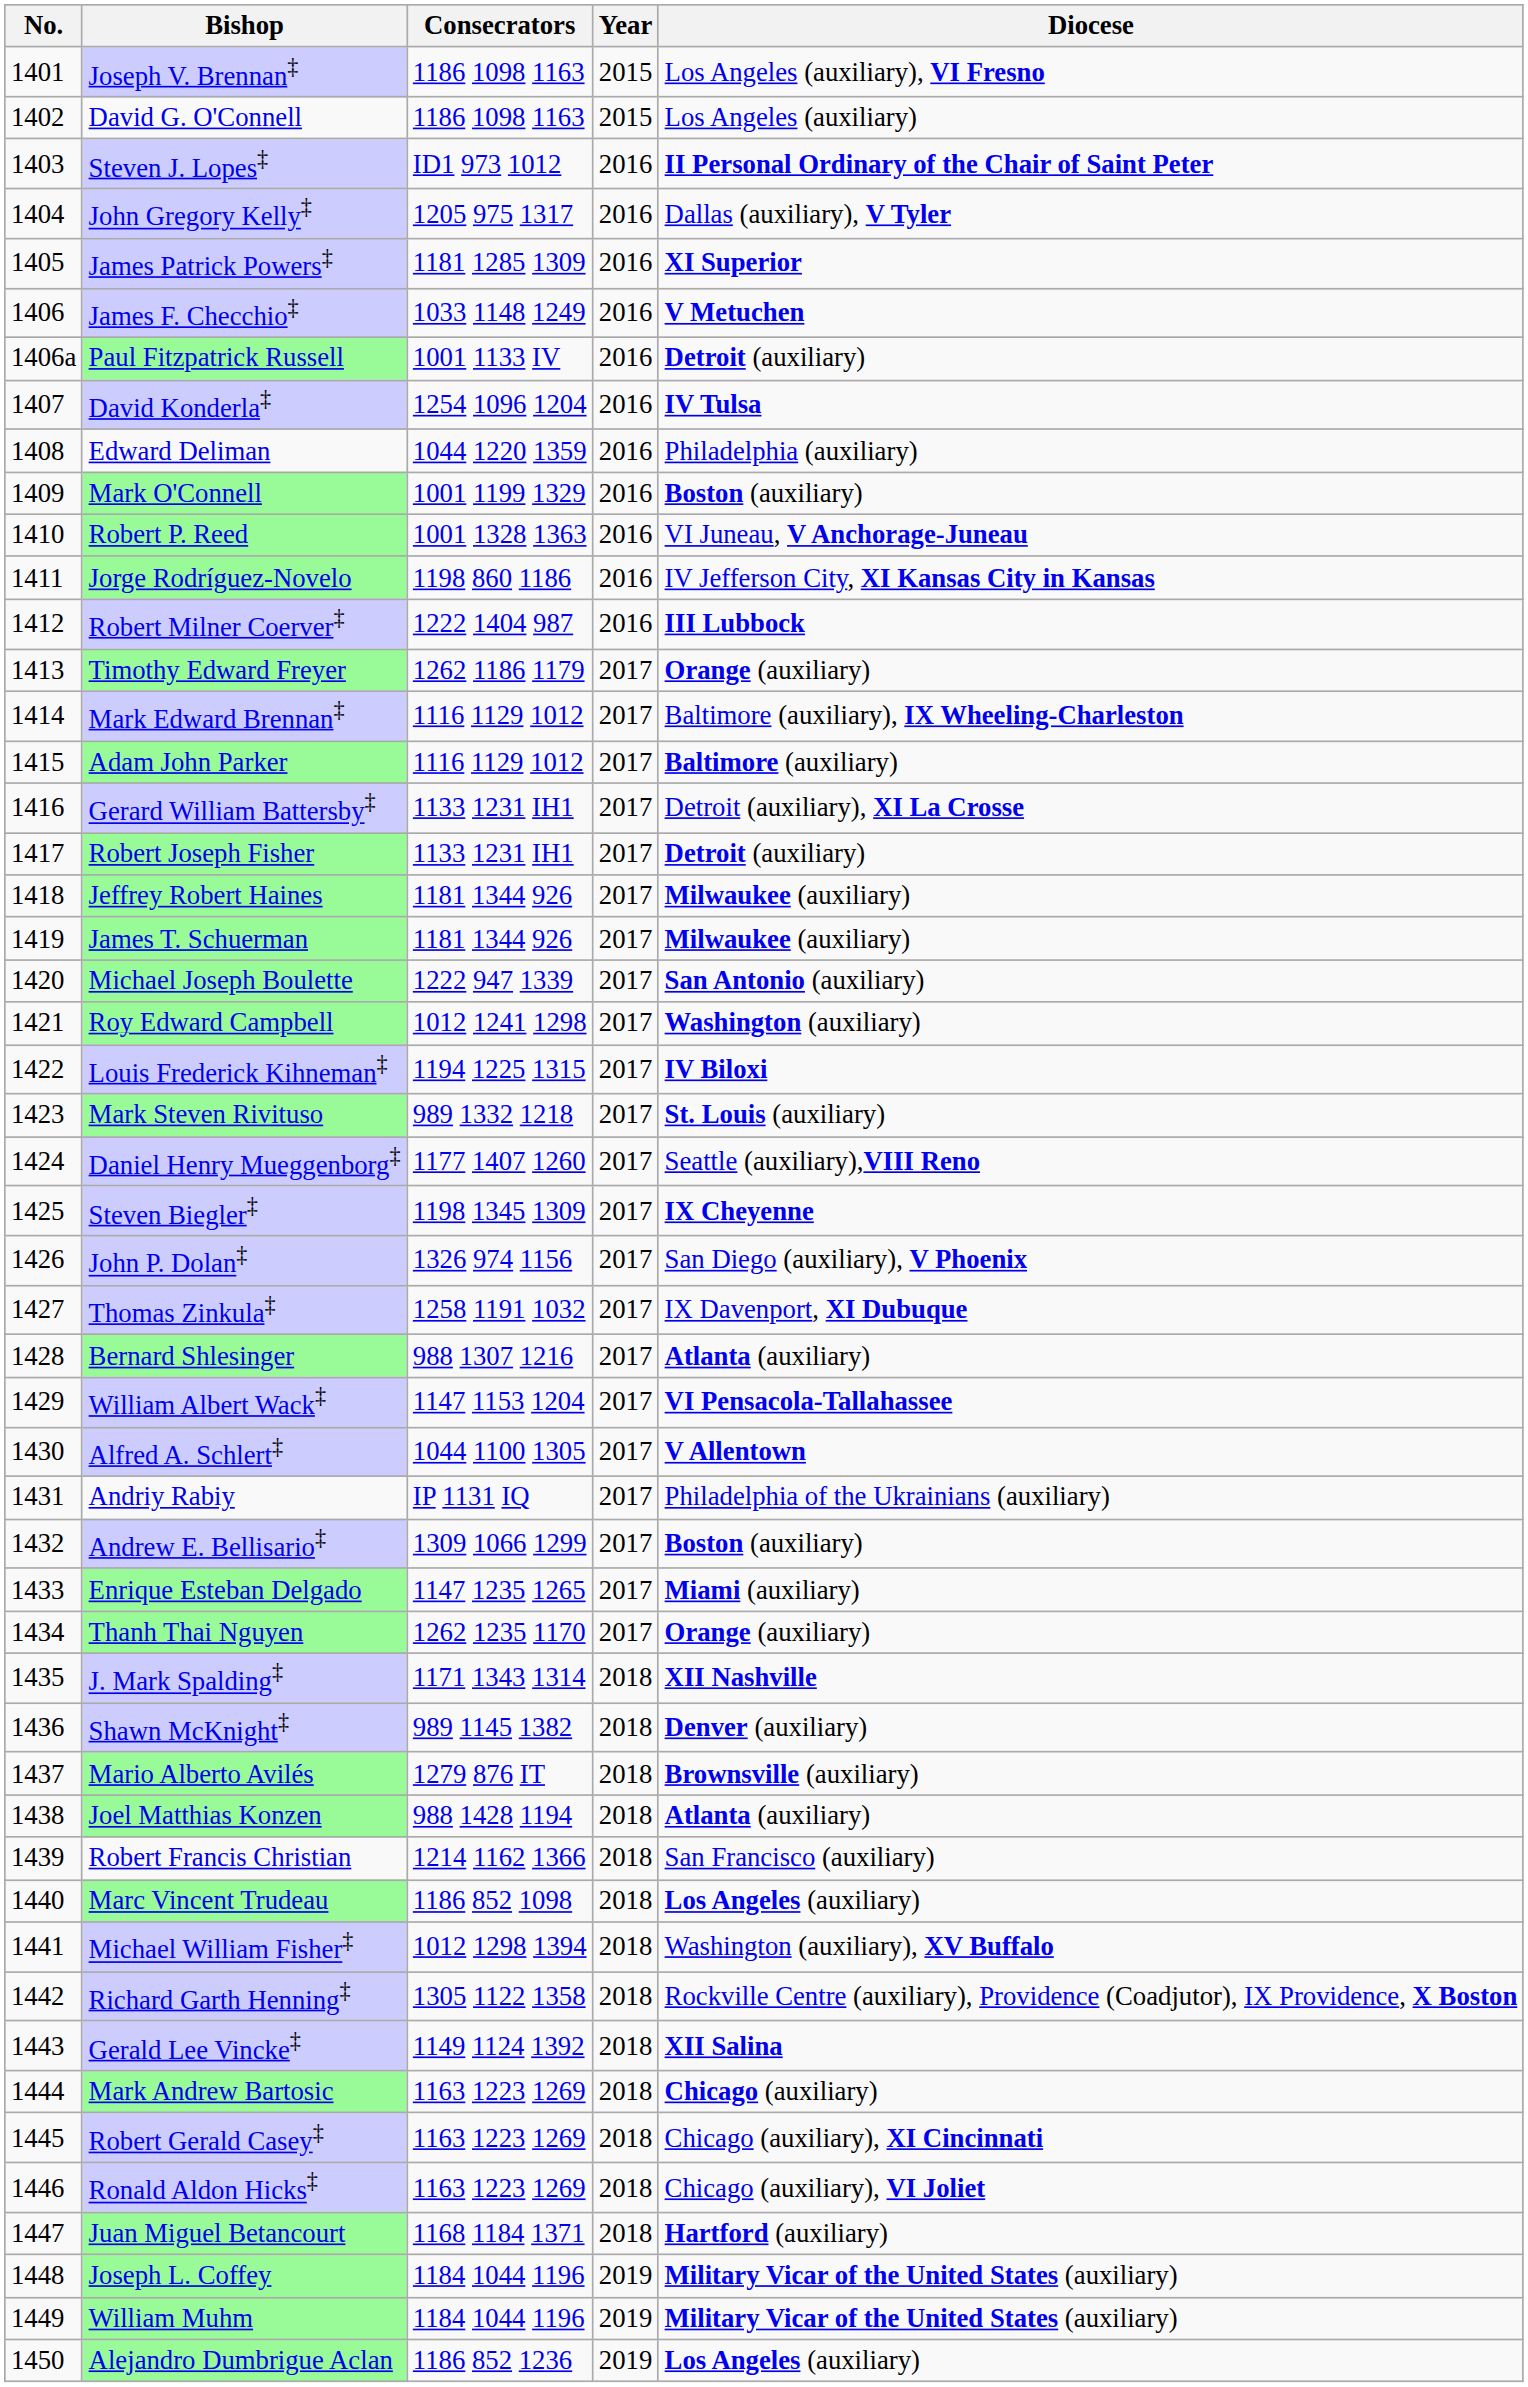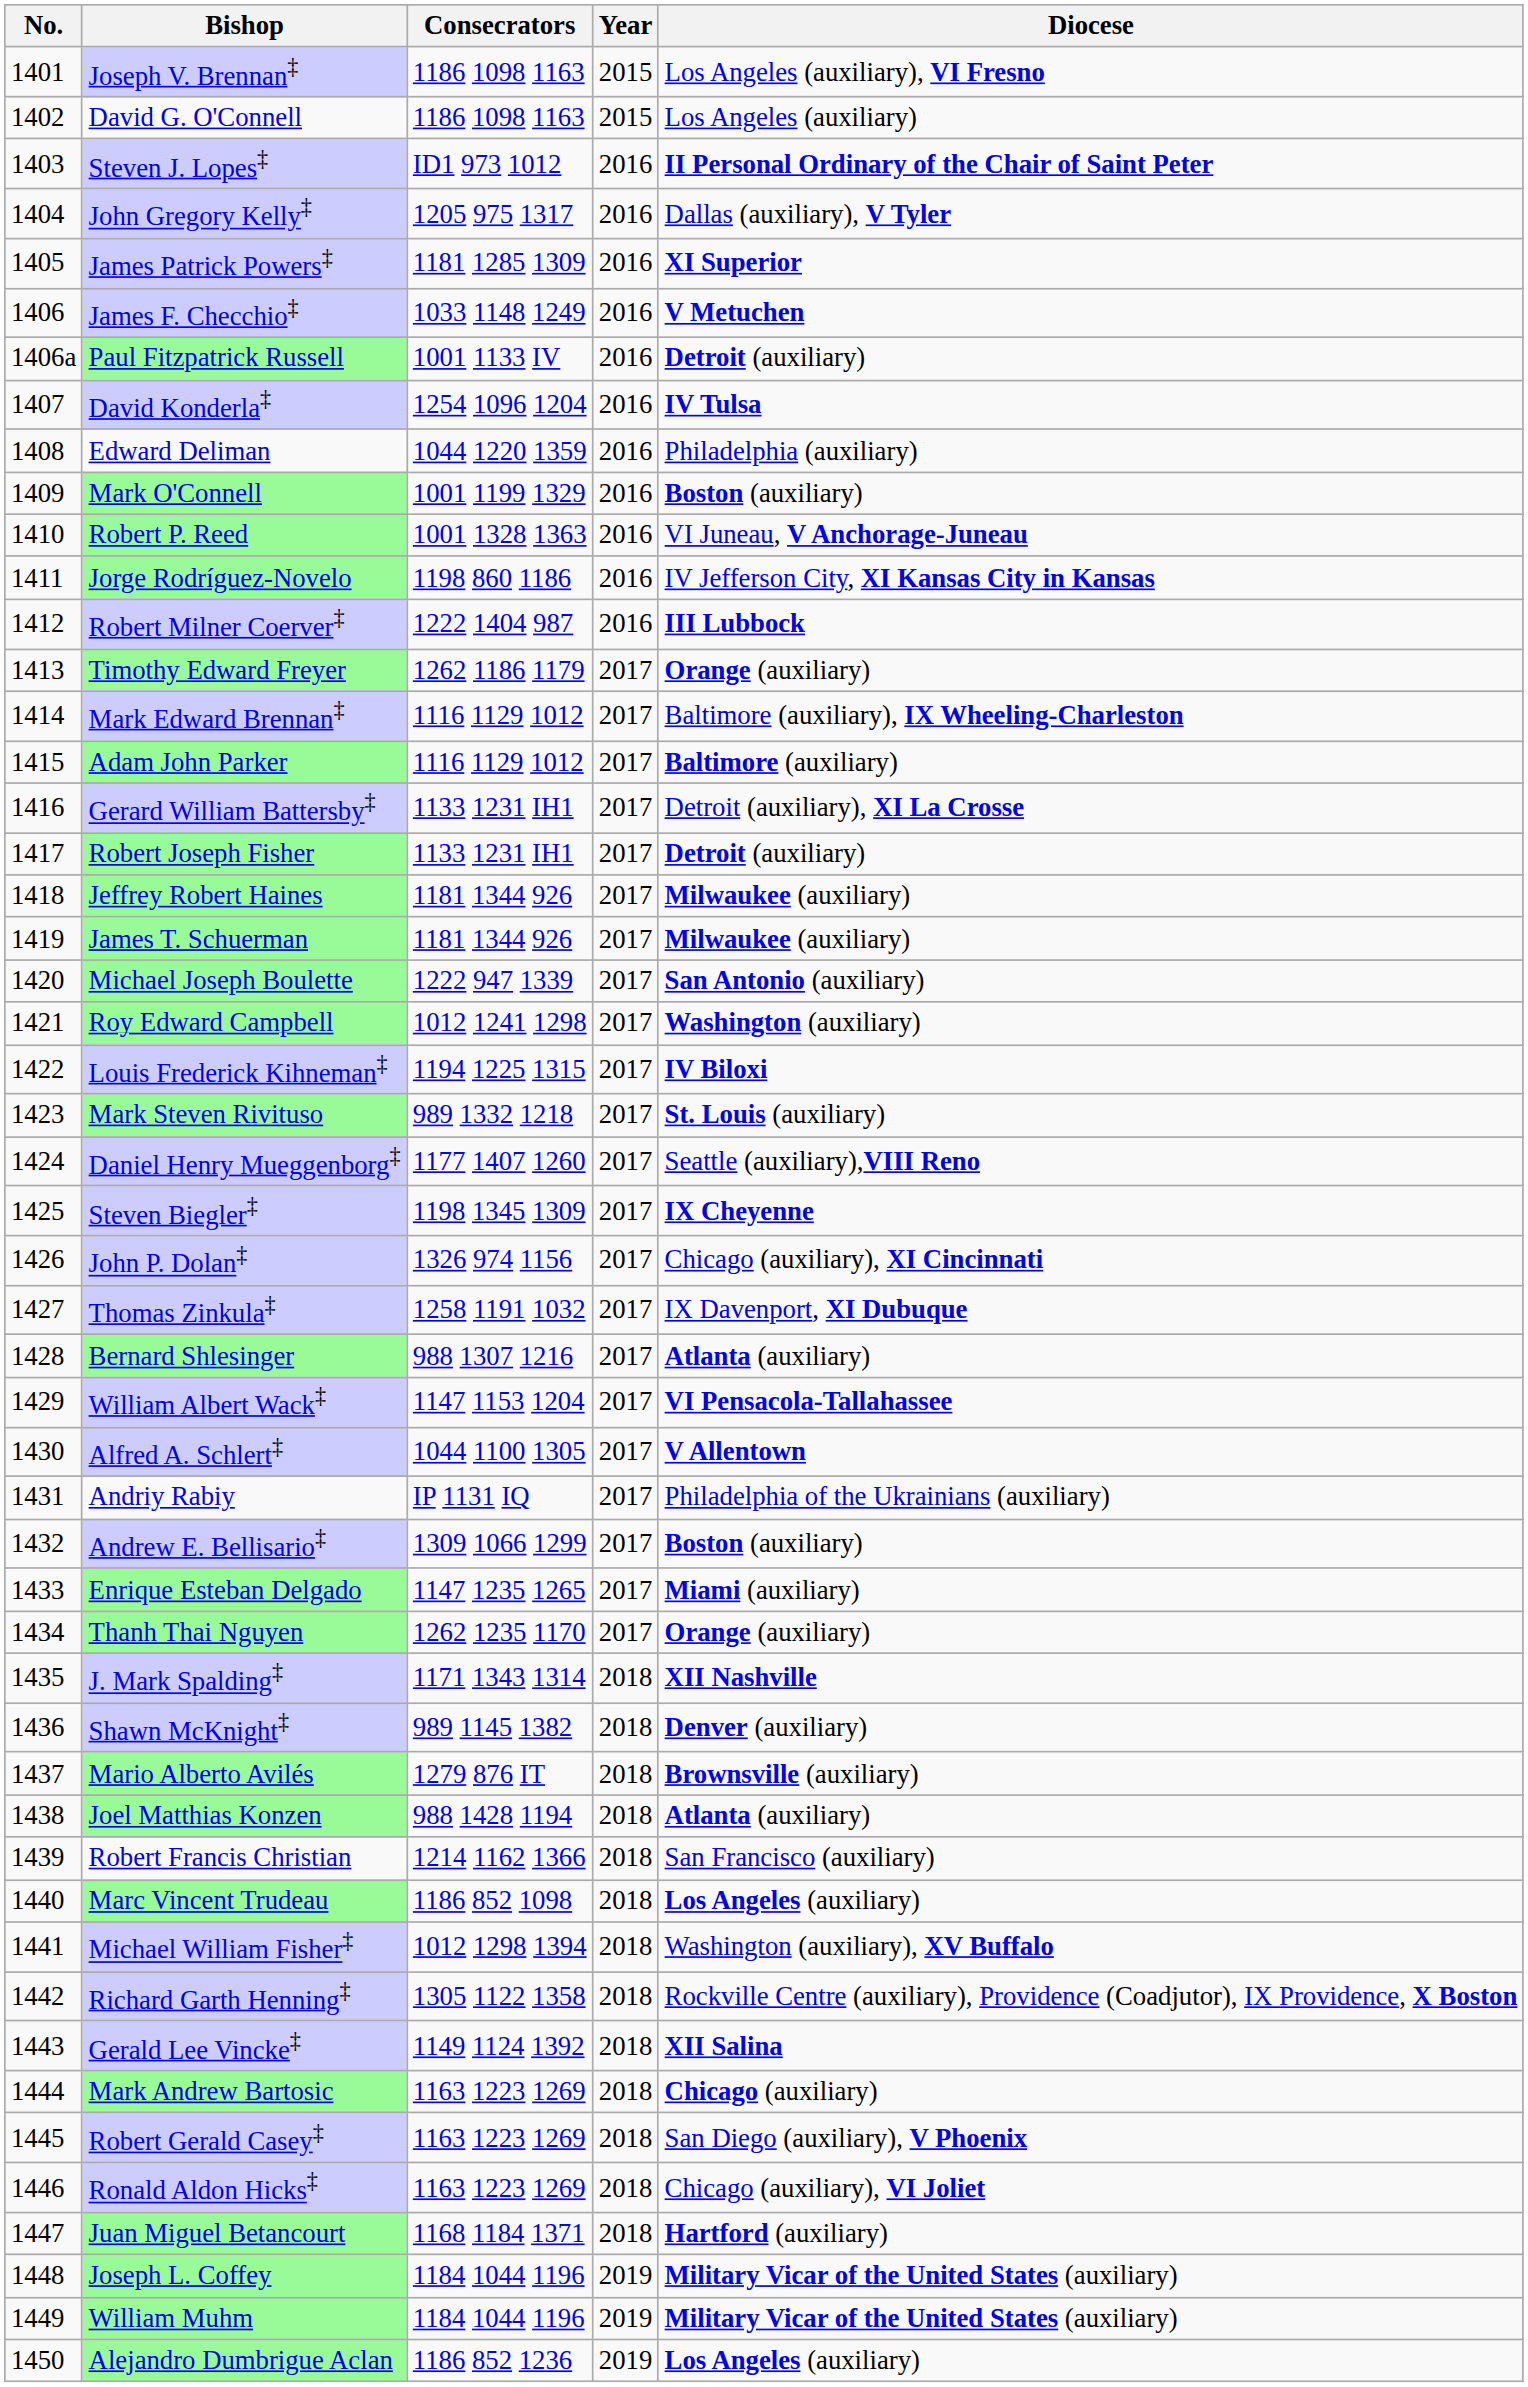(846, 1260) San Diego (auxiliary), V Phoenix -> (854, 1260) Chicago (auxiliary), XI Cincinnati
(854, 2137) Chicago (auxiliary), XI Cincinnati -> (846, 2137) San Diego (auxiliary), V Phoenix
